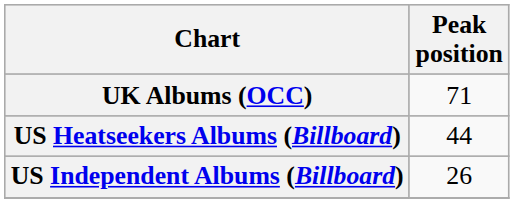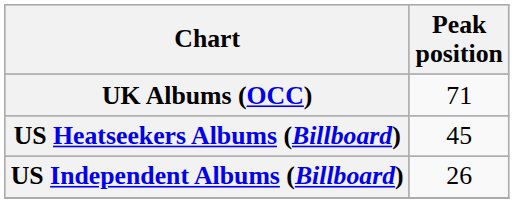(459, 135) 44 -> (459, 135) 45
